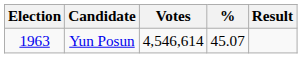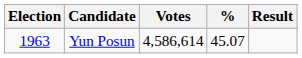(173, 40) 4,546,614 -> (173, 40) 4,586,614
